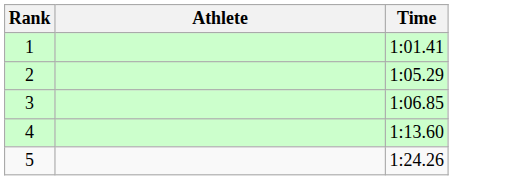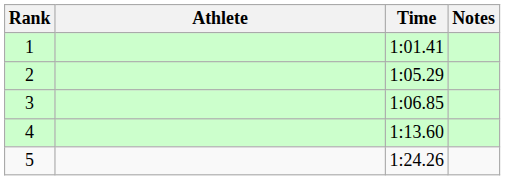+ column: (474, 18)
